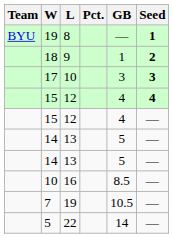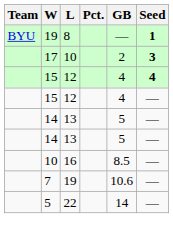- row: (51, 56)
(122, 77) 3 -> (122, 56) 2
(122, 202) 10.5 -> (122, 181) 10.6
